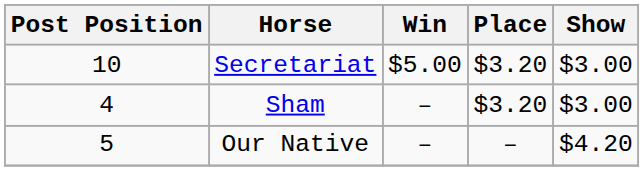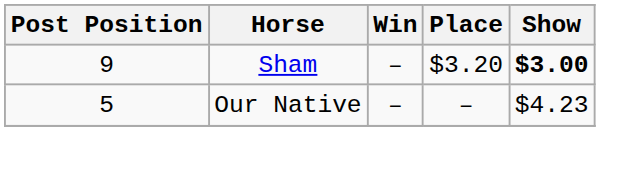- row: (295, 65)
(107, 105) 4 -> (107, 65) 9
(596, 105) normal -> (552, 65) bold
(596, 145) $4.20 -> (552, 105) $4.23
